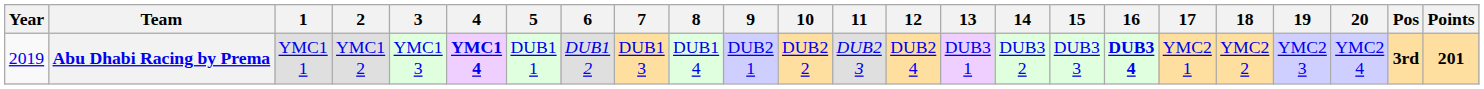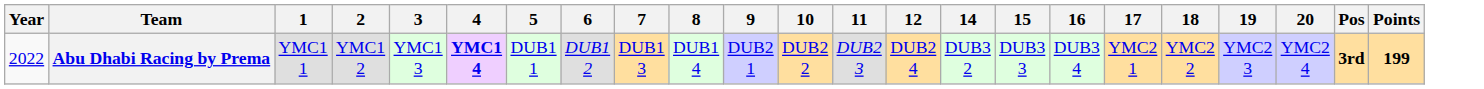- column: (968, 18)
(27, 58) 2019 -> (27, 58) 2022
(1131, 58) bold -> (1077, 58) normal
(1451, 58) 201 -> (1397, 58) 199
